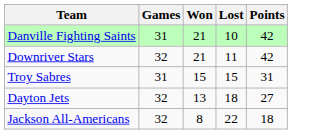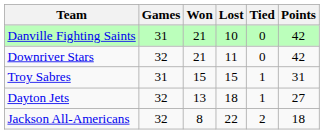+ column: (262, 14)
